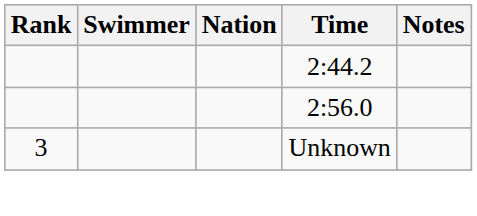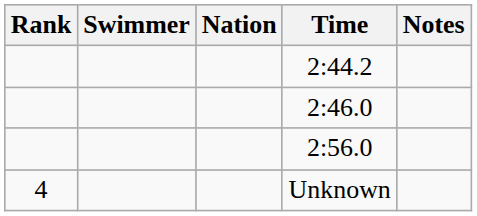+ row: (340, 107)
(41, 148) 3 -> (41, 189) 4
